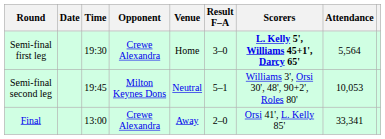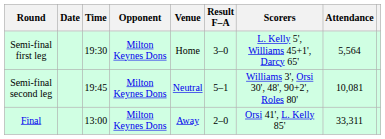(140, 50) Crewe Alexandra -> (140, 50) Milton Keynes Dons
(279, 50) bold -> (280, 50) normal
(350, 88) 10,053 -> (350, 88) 10,081
(140, 120) Crewe Alexandra -> (140, 120) Milton Keynes Dons
(350, 120) 33,341 -> (350, 120) 33,311
